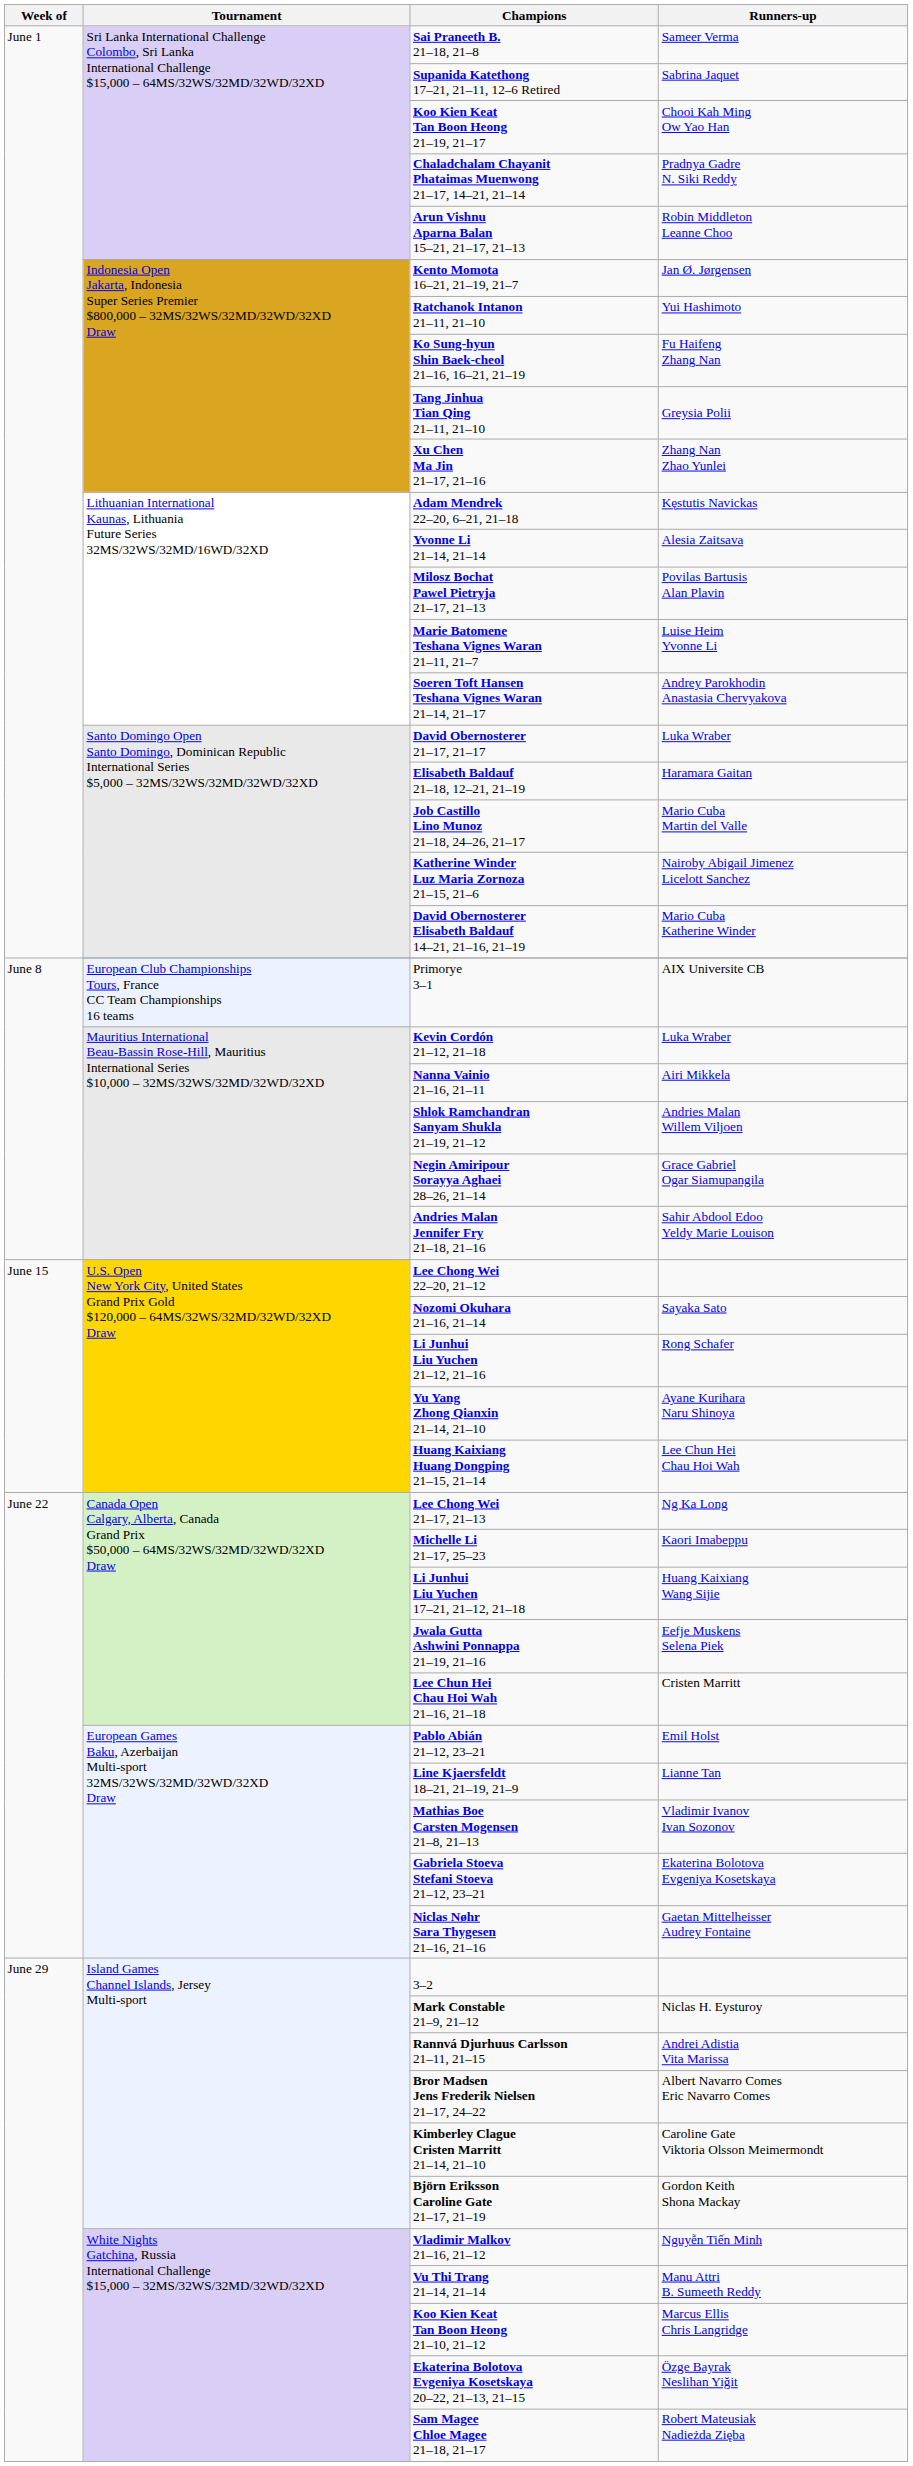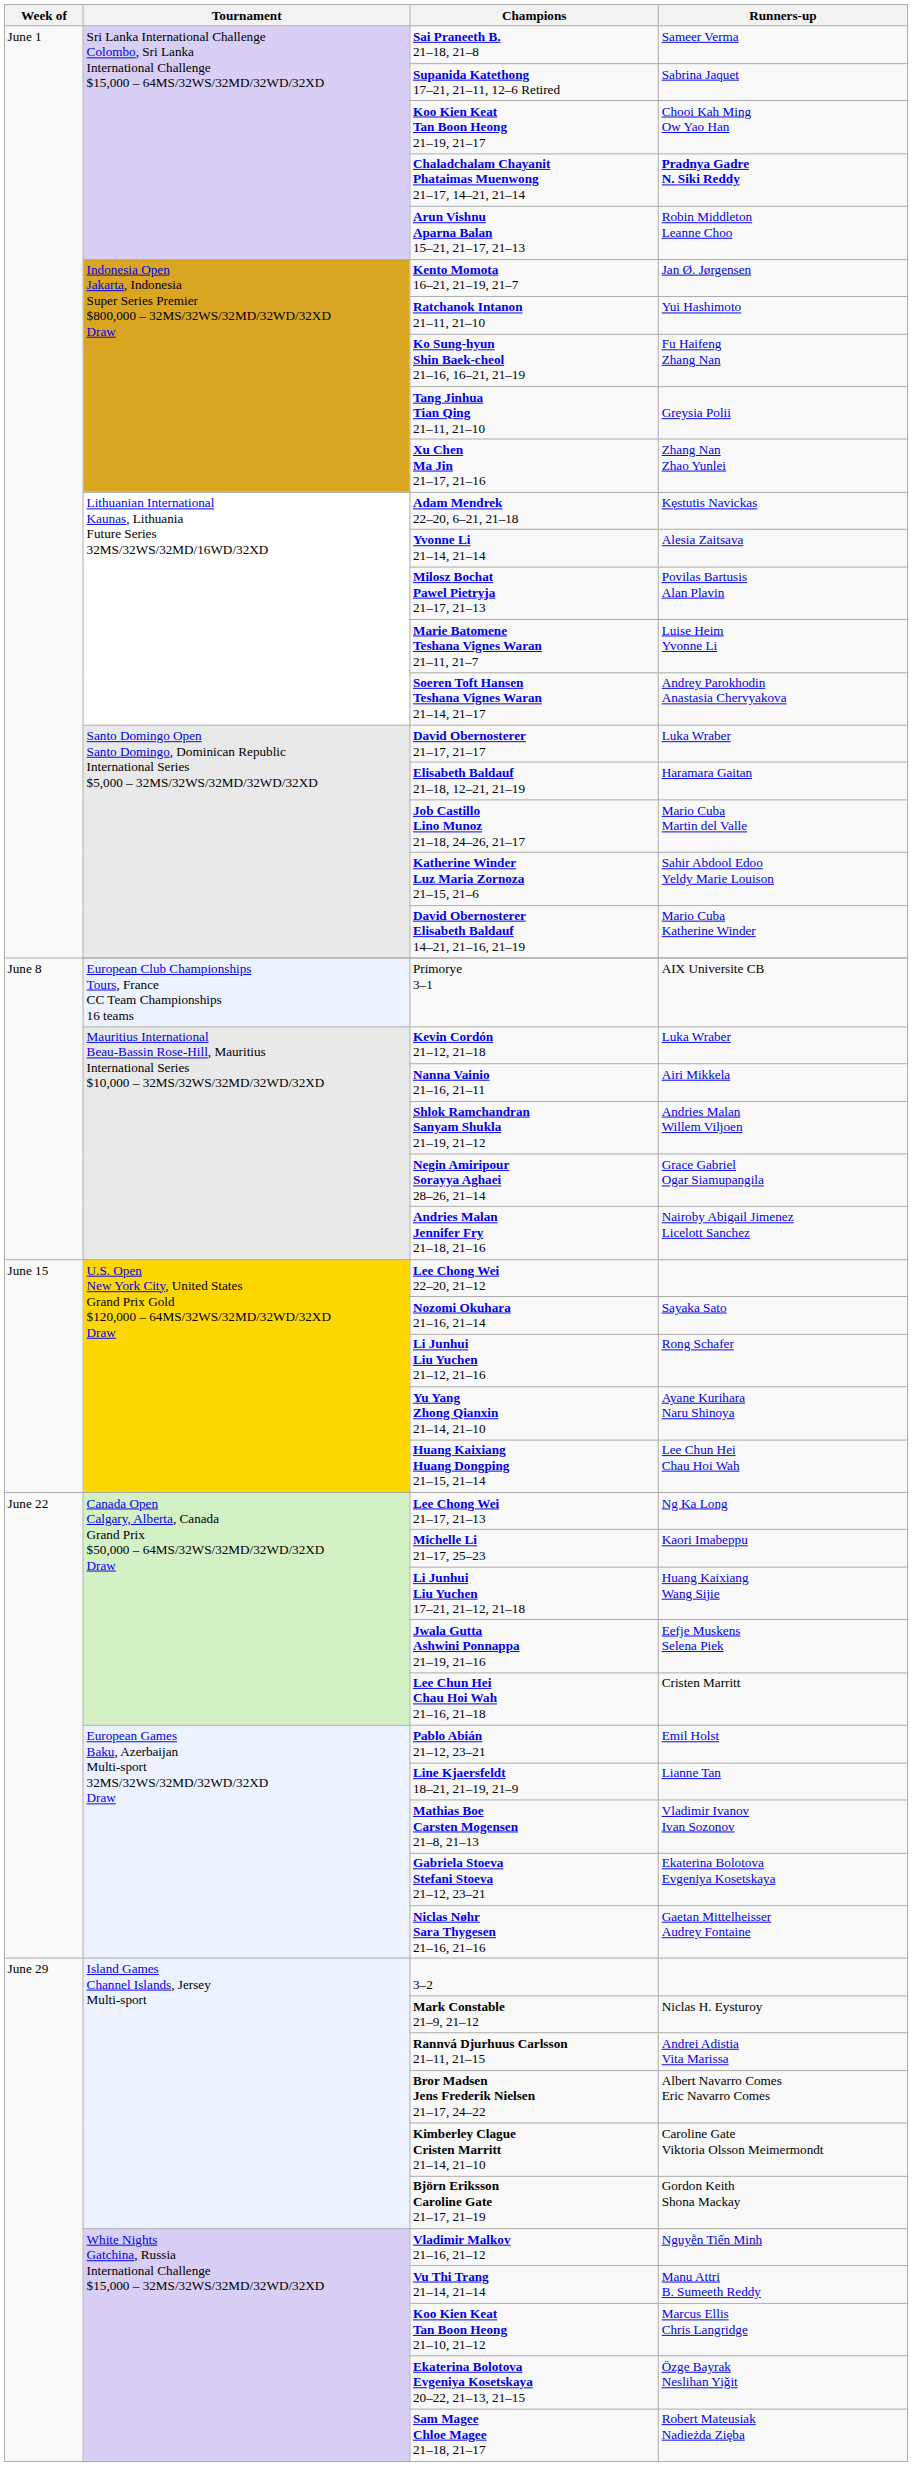(701, 171) normal -> (705, 171) bold
(728, 870) Nairoby Abigail Jimenez Licelott Sanchez -> (718, 870) Sahir Abdool Edoo Yeldy Marie Louison
(718, 1224) Sahir Abdool Edoo Yeldy Marie Louison -> (728, 1224) Nairoby Abigail Jimenez Licelott Sanchez
